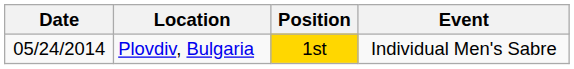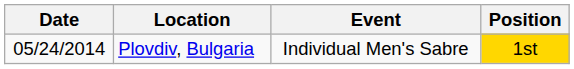columns swapped: (464, 20) <-> (314, 20)
